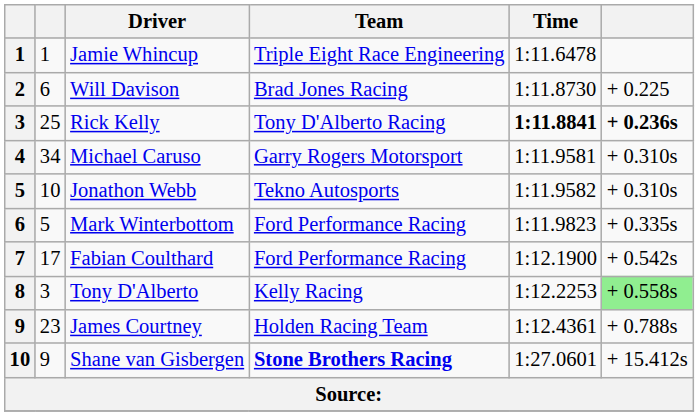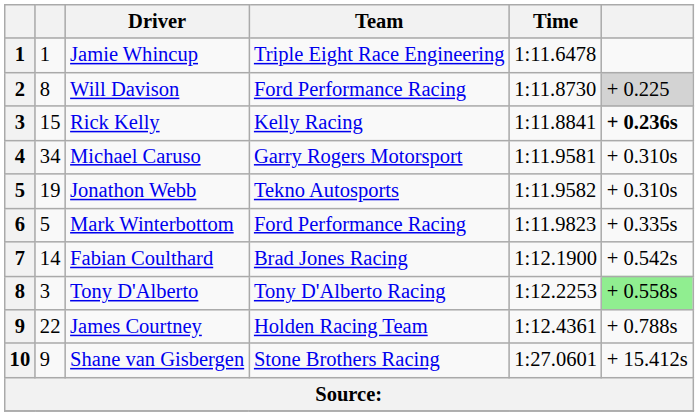(45, 88) 6 -> (45, 88) 8
(331, 88) Brad Jones Racing -> (360, 88) Ford Performance Racing
(638, 88) no background -> (638, 88) lightgrey background
(50, 122) 25 -> (50, 122) 15
(350, 122) Tony D'Alberto Racing -> (308, 122) Kelly Racing
(556, 122) bold -> (555, 122) normal
(50, 190) 10 -> (50, 190) 19
(50, 258) 17 -> (50, 258) 14
(360, 258) Ford Performance Racing -> (331, 258) Brad Jones Racing
(308, 292) Kelly Racing -> (350, 292) Tony D'Alberto Racing
(50, 325) 23 -> (50, 325) 22
(353, 359) bold -> (347, 359) normal
